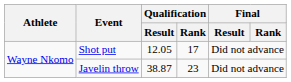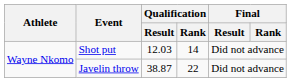(159, 50) 12.05 -> (159, 50) 12.03
(193, 50) 17 -> (193, 50) 14
(193, 68) 23 -> (193, 68) 22
